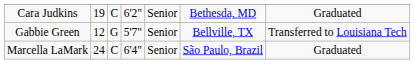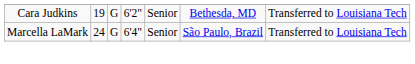(114, 13) C -> (114, 13) G
(338, 13) Graduated -> (338, 13) Transferred to Louisiana Tech
- row: (47, 31)
(114, 50) C -> (114, 31) G
(338, 50) Graduated -> (338, 31) Transferred to Louisiana Tech
